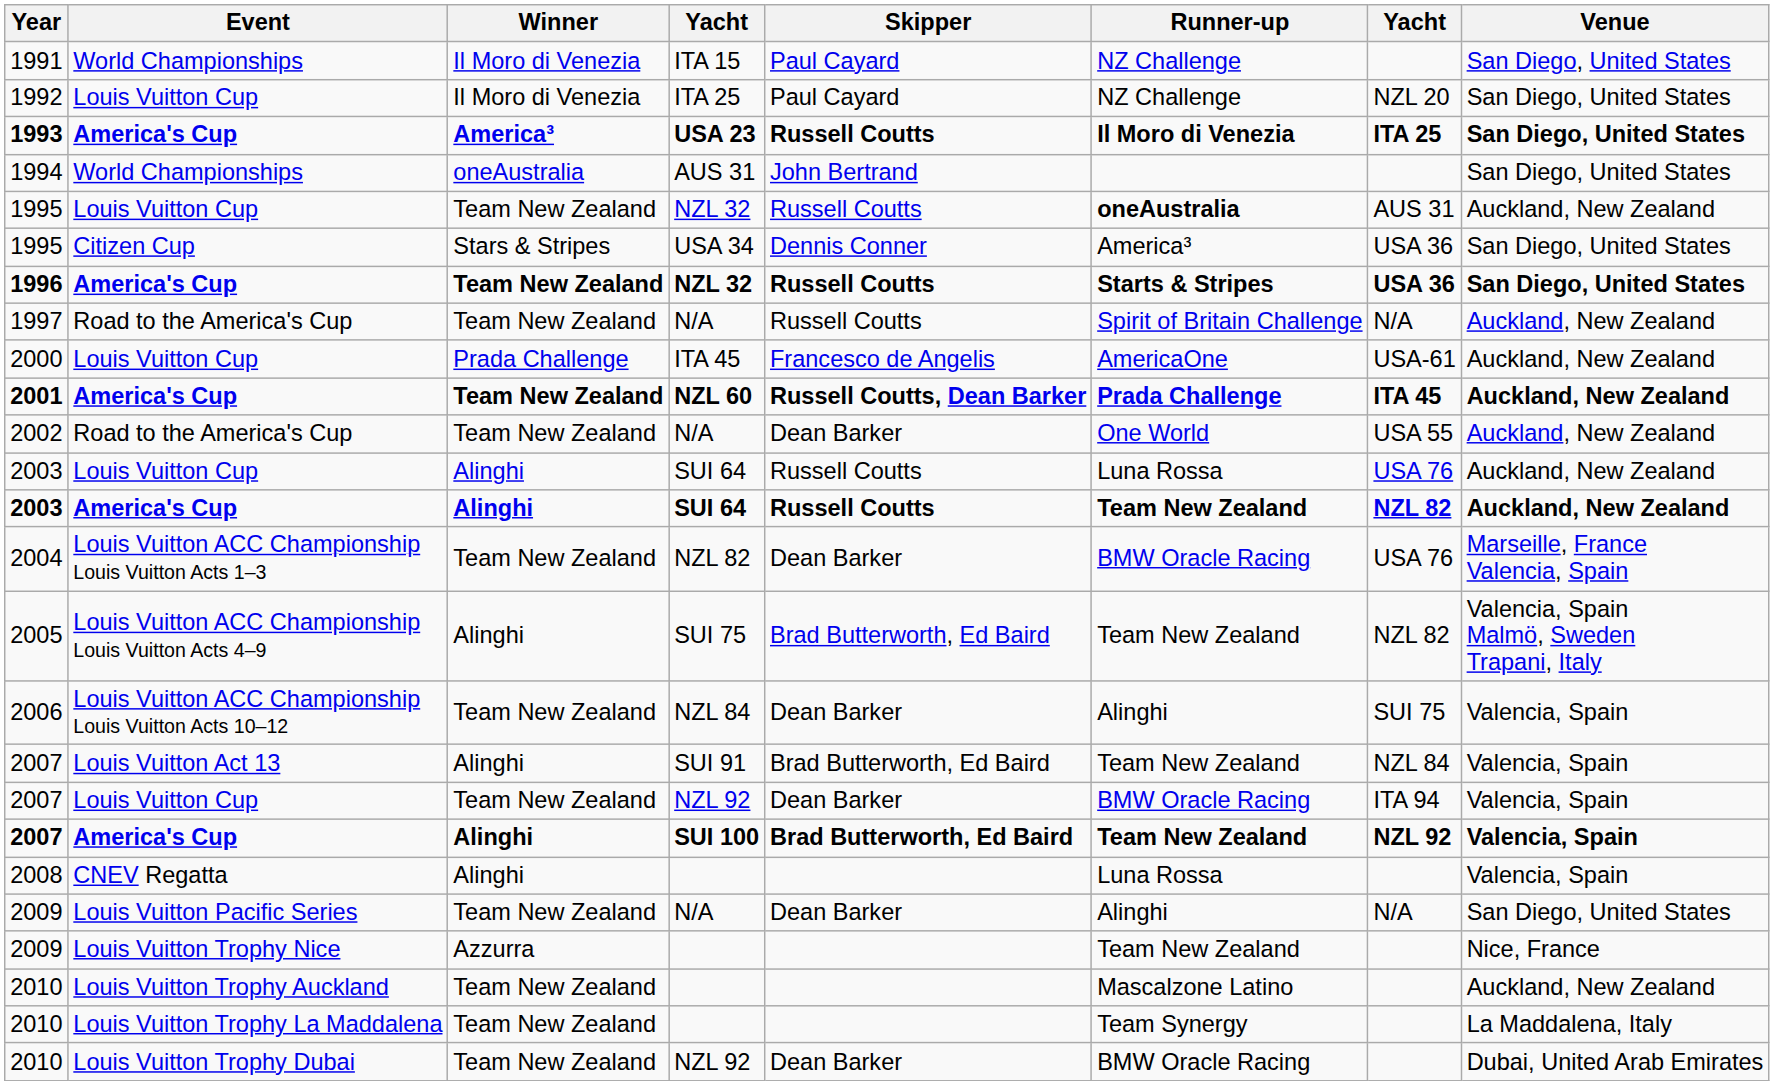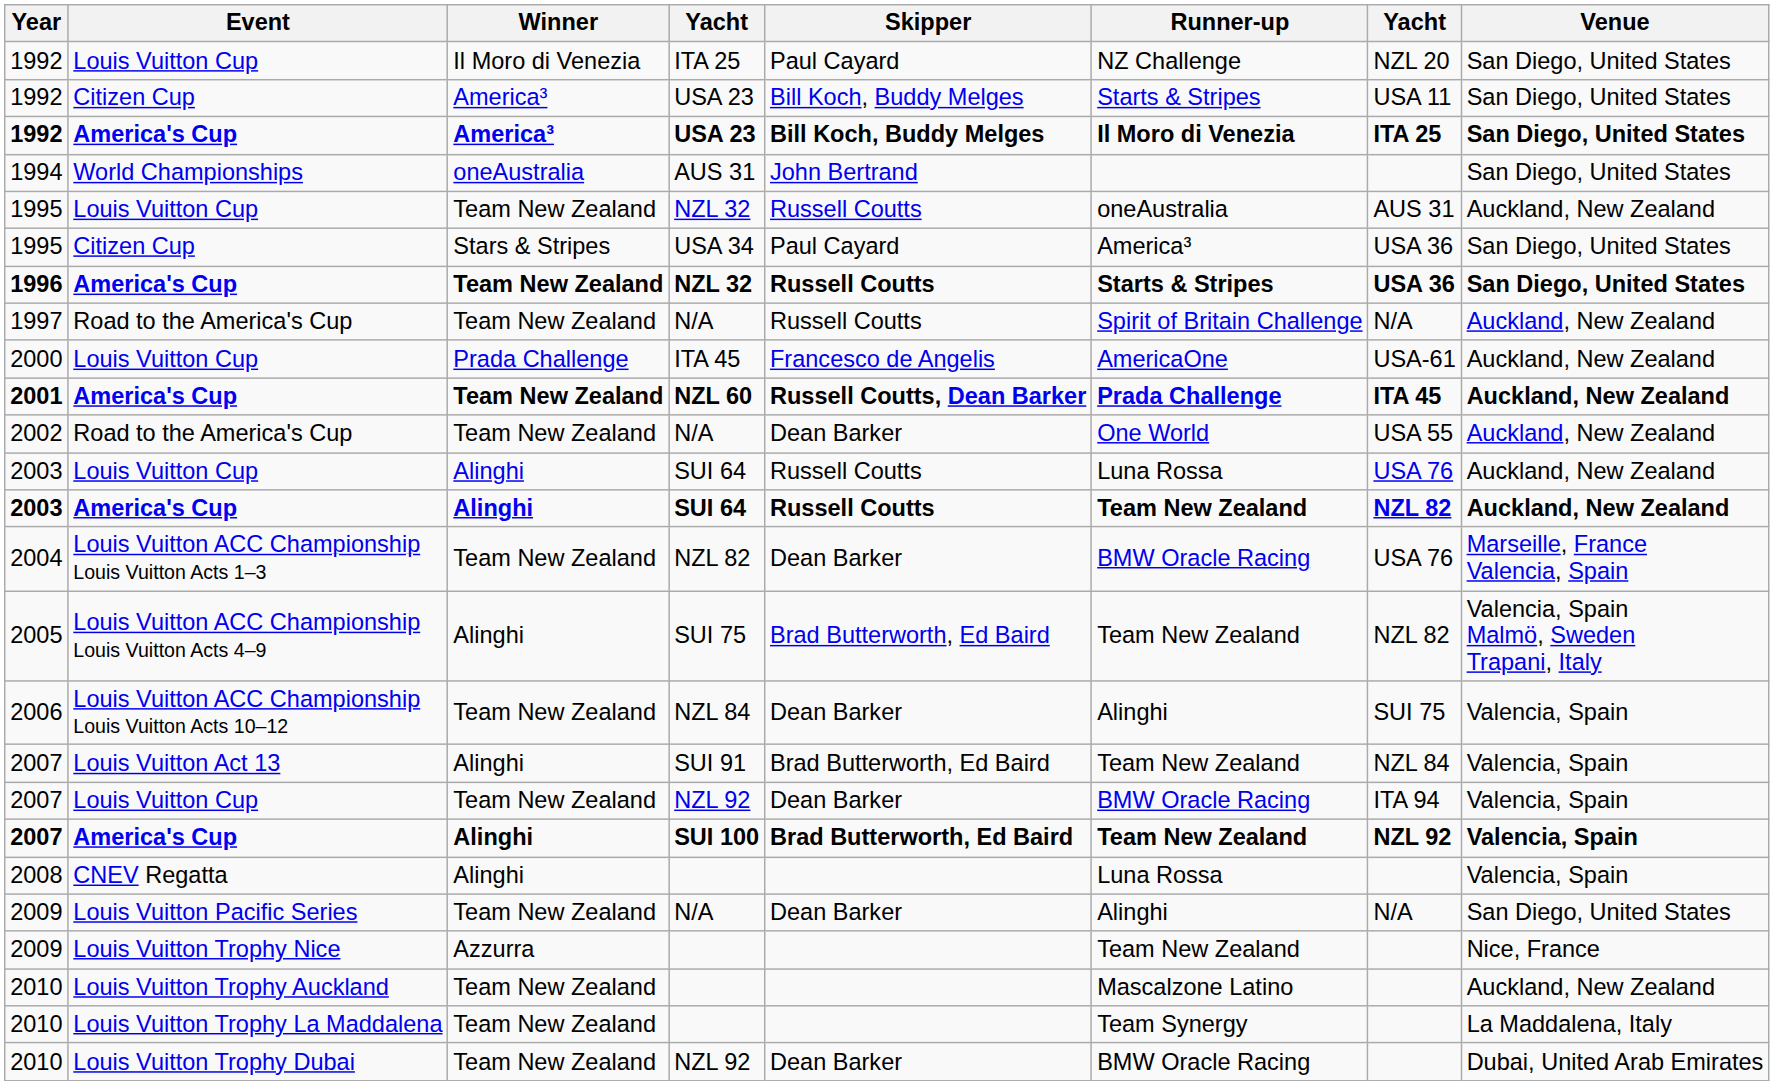- row: (188, 60)
+ row: (134, 97)
(36, 135) 1993 -> (36, 135) 1992
(852, 135) Russell Coutts -> (907, 135) Bill Koch, Buddy Melges
(1168, 209) bold -> (1163, 209) normal
(848, 246) Dennis Conner -> (835, 246) Paul Cayard
